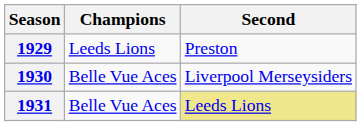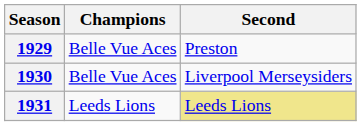(112, 48) Leeds Lions -> (123, 48) Belle Vue Aces
(123, 106) Belle Vue Aces -> (112, 106) Leeds Lions
